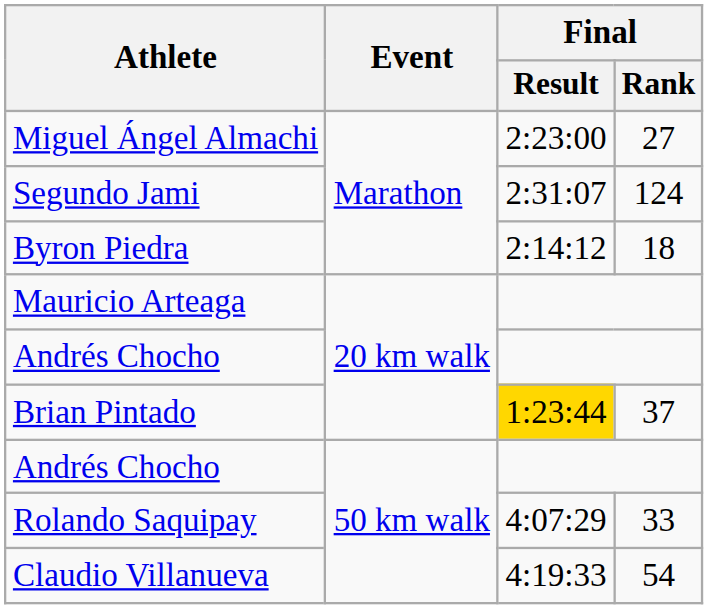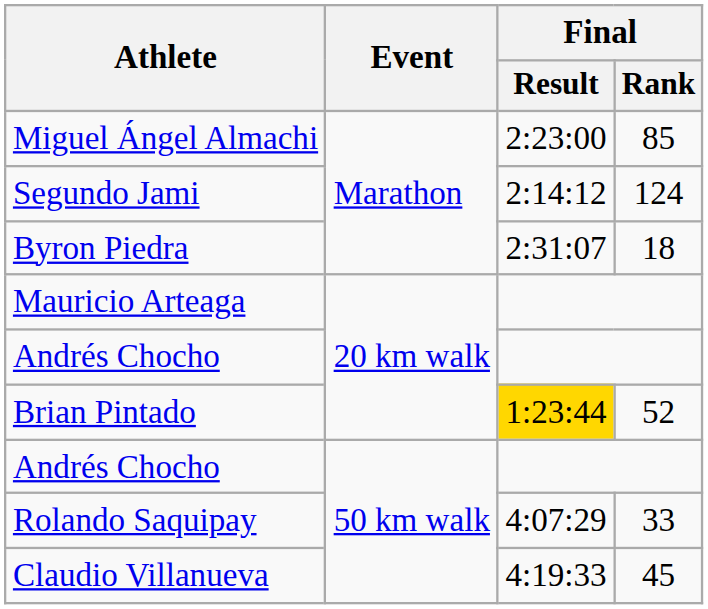(659, 138) 27 -> (659, 138) 85
(556, 193) 2:31:07 -> (556, 193) 2:14:12
(556, 247) 2:14:12 -> (556, 247) 2:31:07
(659, 411) 37 -> (659, 411) 52
(659, 575) 54 -> (659, 575) 45
